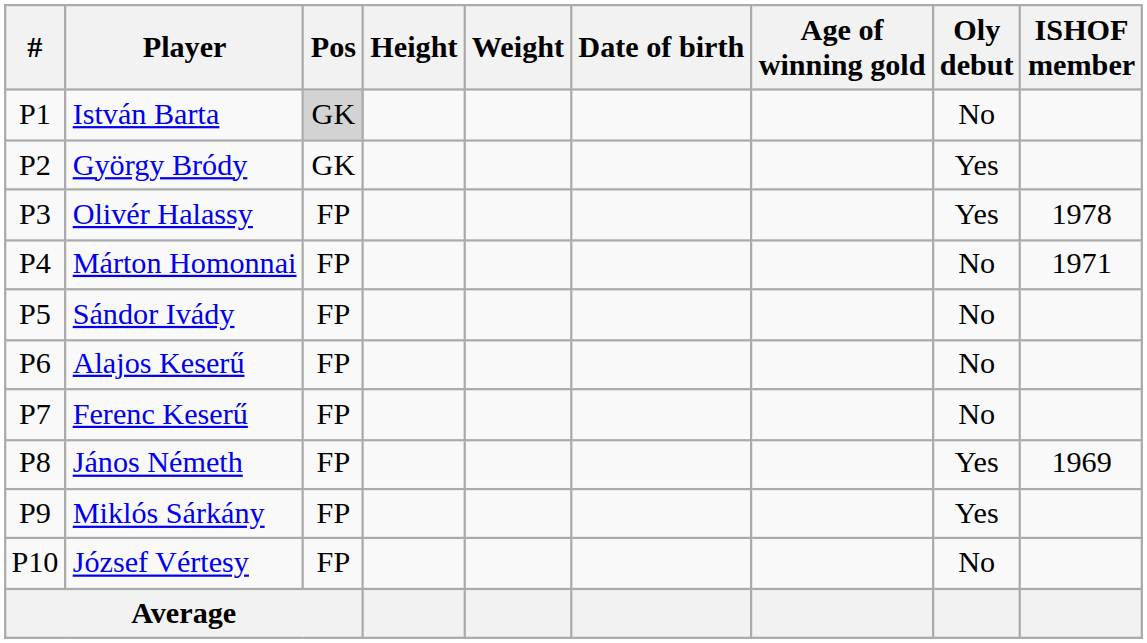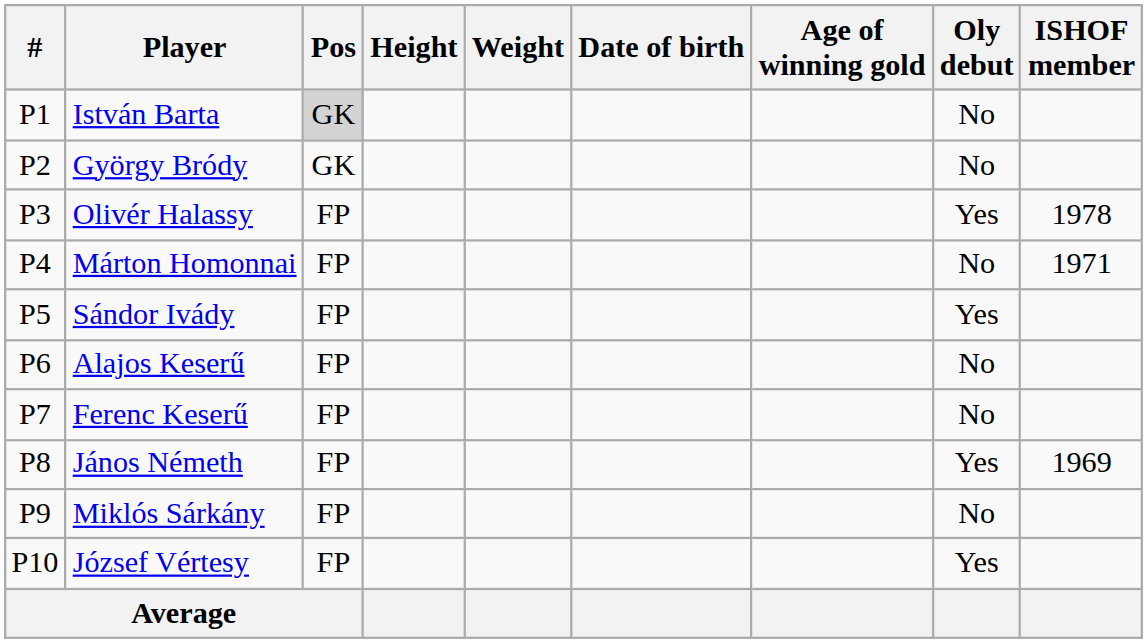(977, 164) Yes -> (977, 164) No
(977, 313) No -> (977, 313) Yes
(977, 512) Yes -> (977, 512) No
(977, 562) No -> (977, 562) Yes
